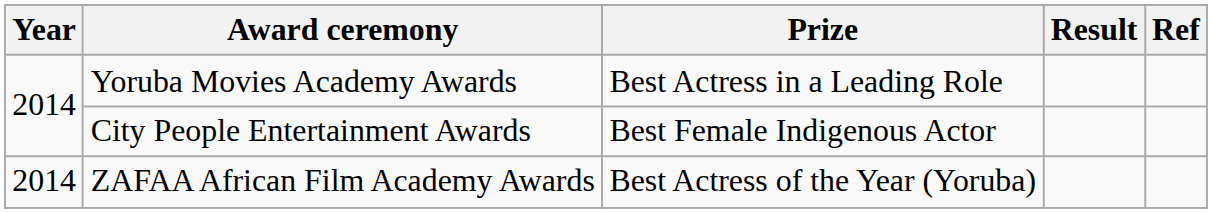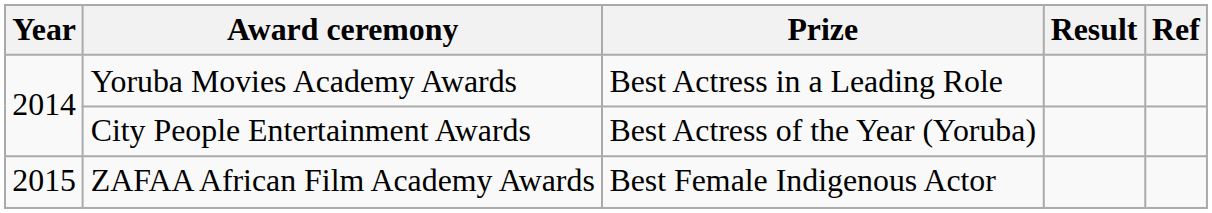(803, 130) Best Female Indigenous Actor -> (823, 130) Best Actress of the Year (Yoruba)
(44, 181) 2014 -> (44, 181) 2015
(823, 181) Best Actress of the Year (Yoruba) -> (803, 181) Best Female Indigenous Actor
